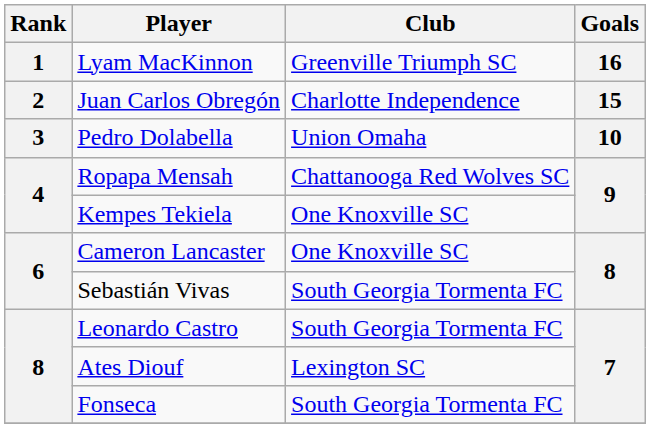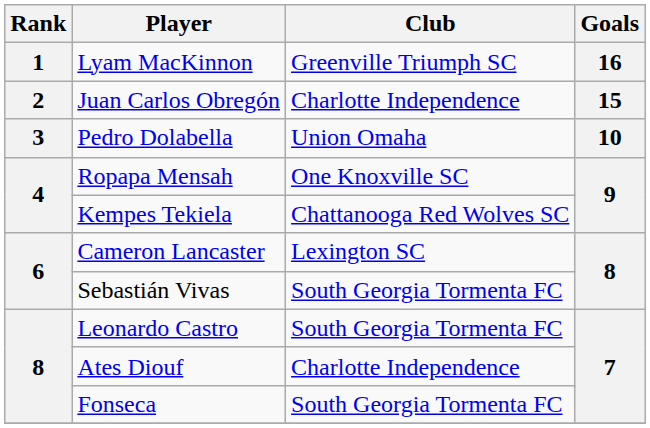(430, 175) Chattanooga Red Wolves SC -> (380, 175) One Knoxville SC
(380, 213) One Knoxville SC -> (430, 213) Chattanooga Red Wolves SC
(380, 251) One Knoxville SC -> (358, 251) Lexington SC
(358, 366) Lexington SC -> (405, 366) Charlotte Independence
